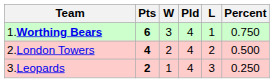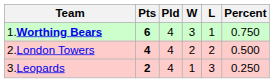columns swapped: (190, 13) <-> (169, 13)
